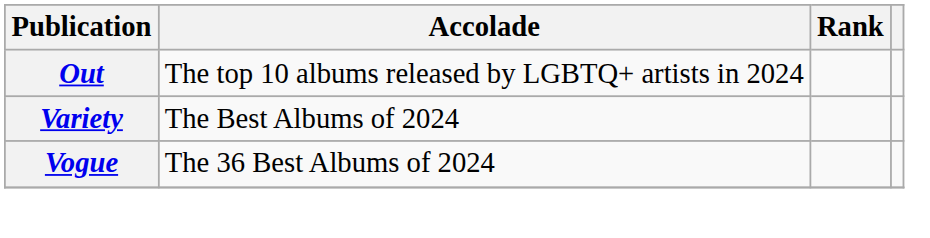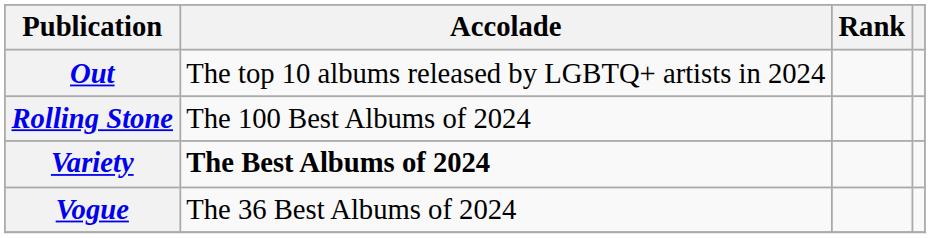+ row: (92, 118)
(312, 118) normal -> (338, 163) bold
